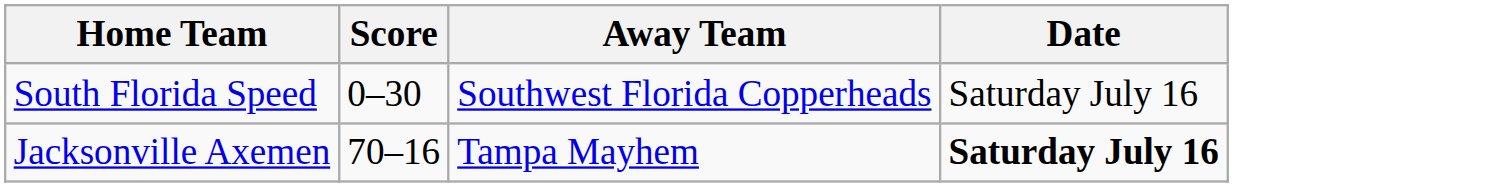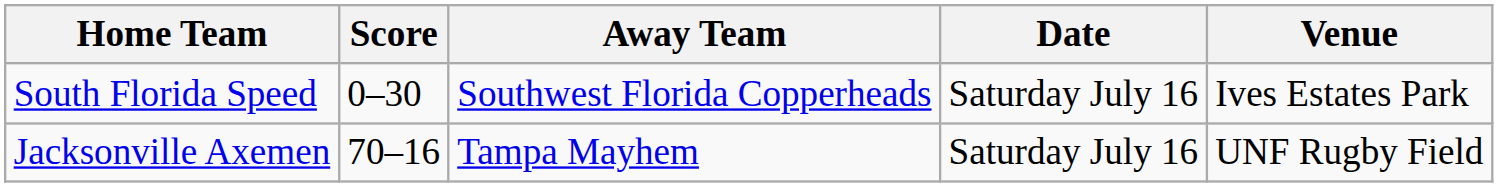+ column: (1349, 33)
(1084, 151) bold -> (1073, 151) normal
